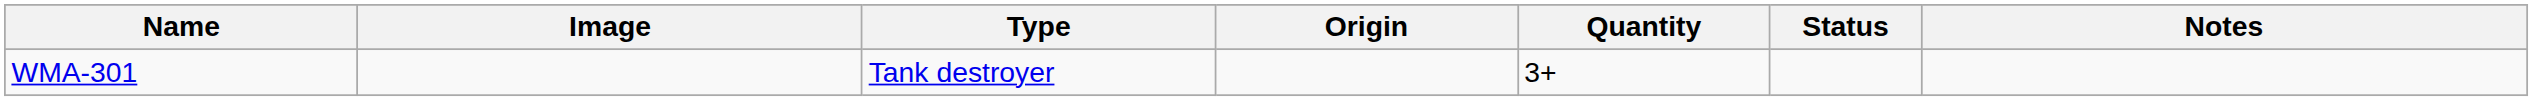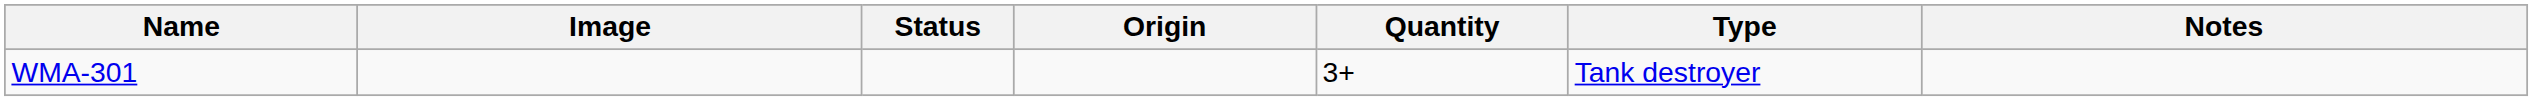columns swapped: (1039, 26) <-> (1846, 26)
